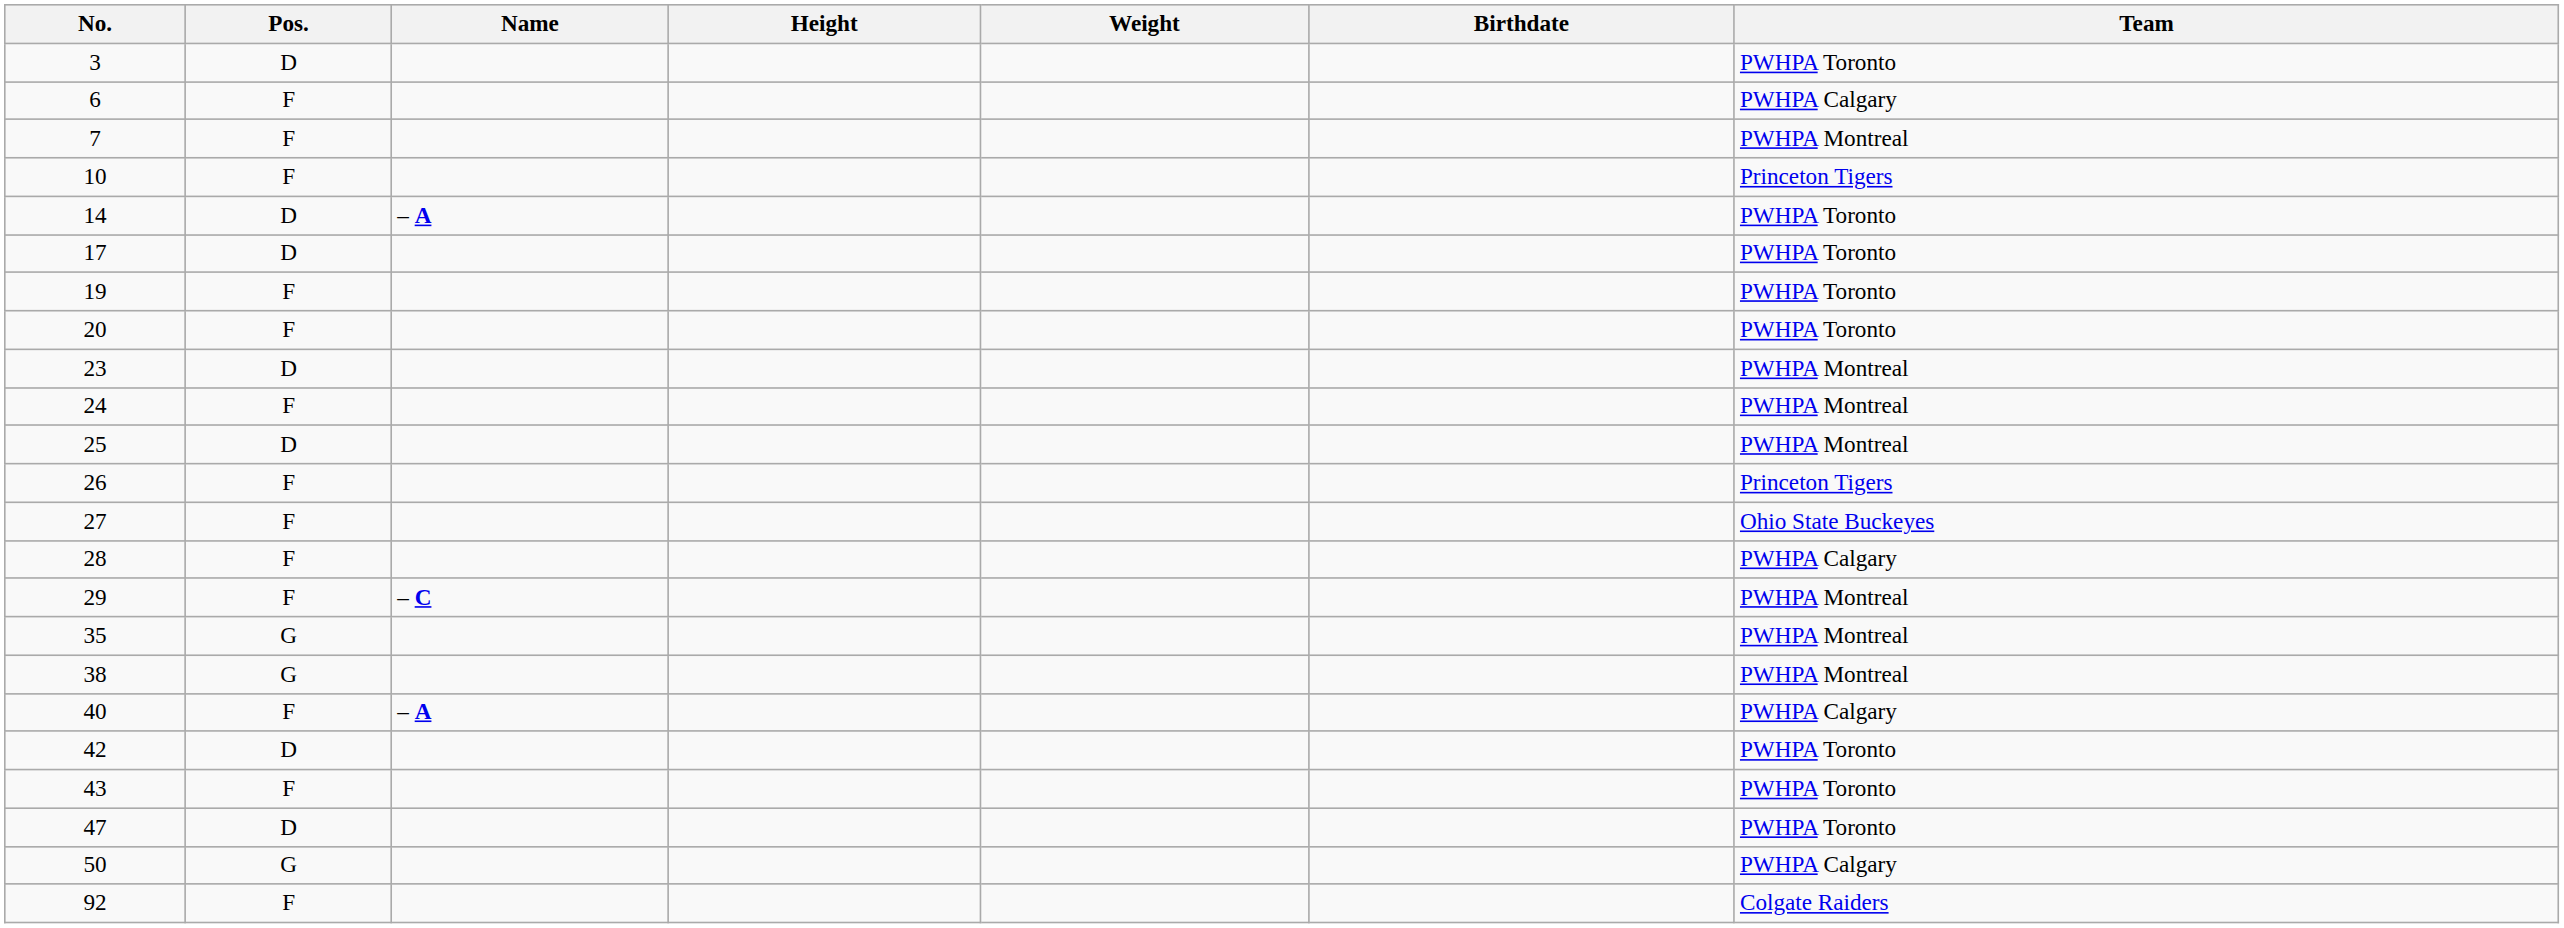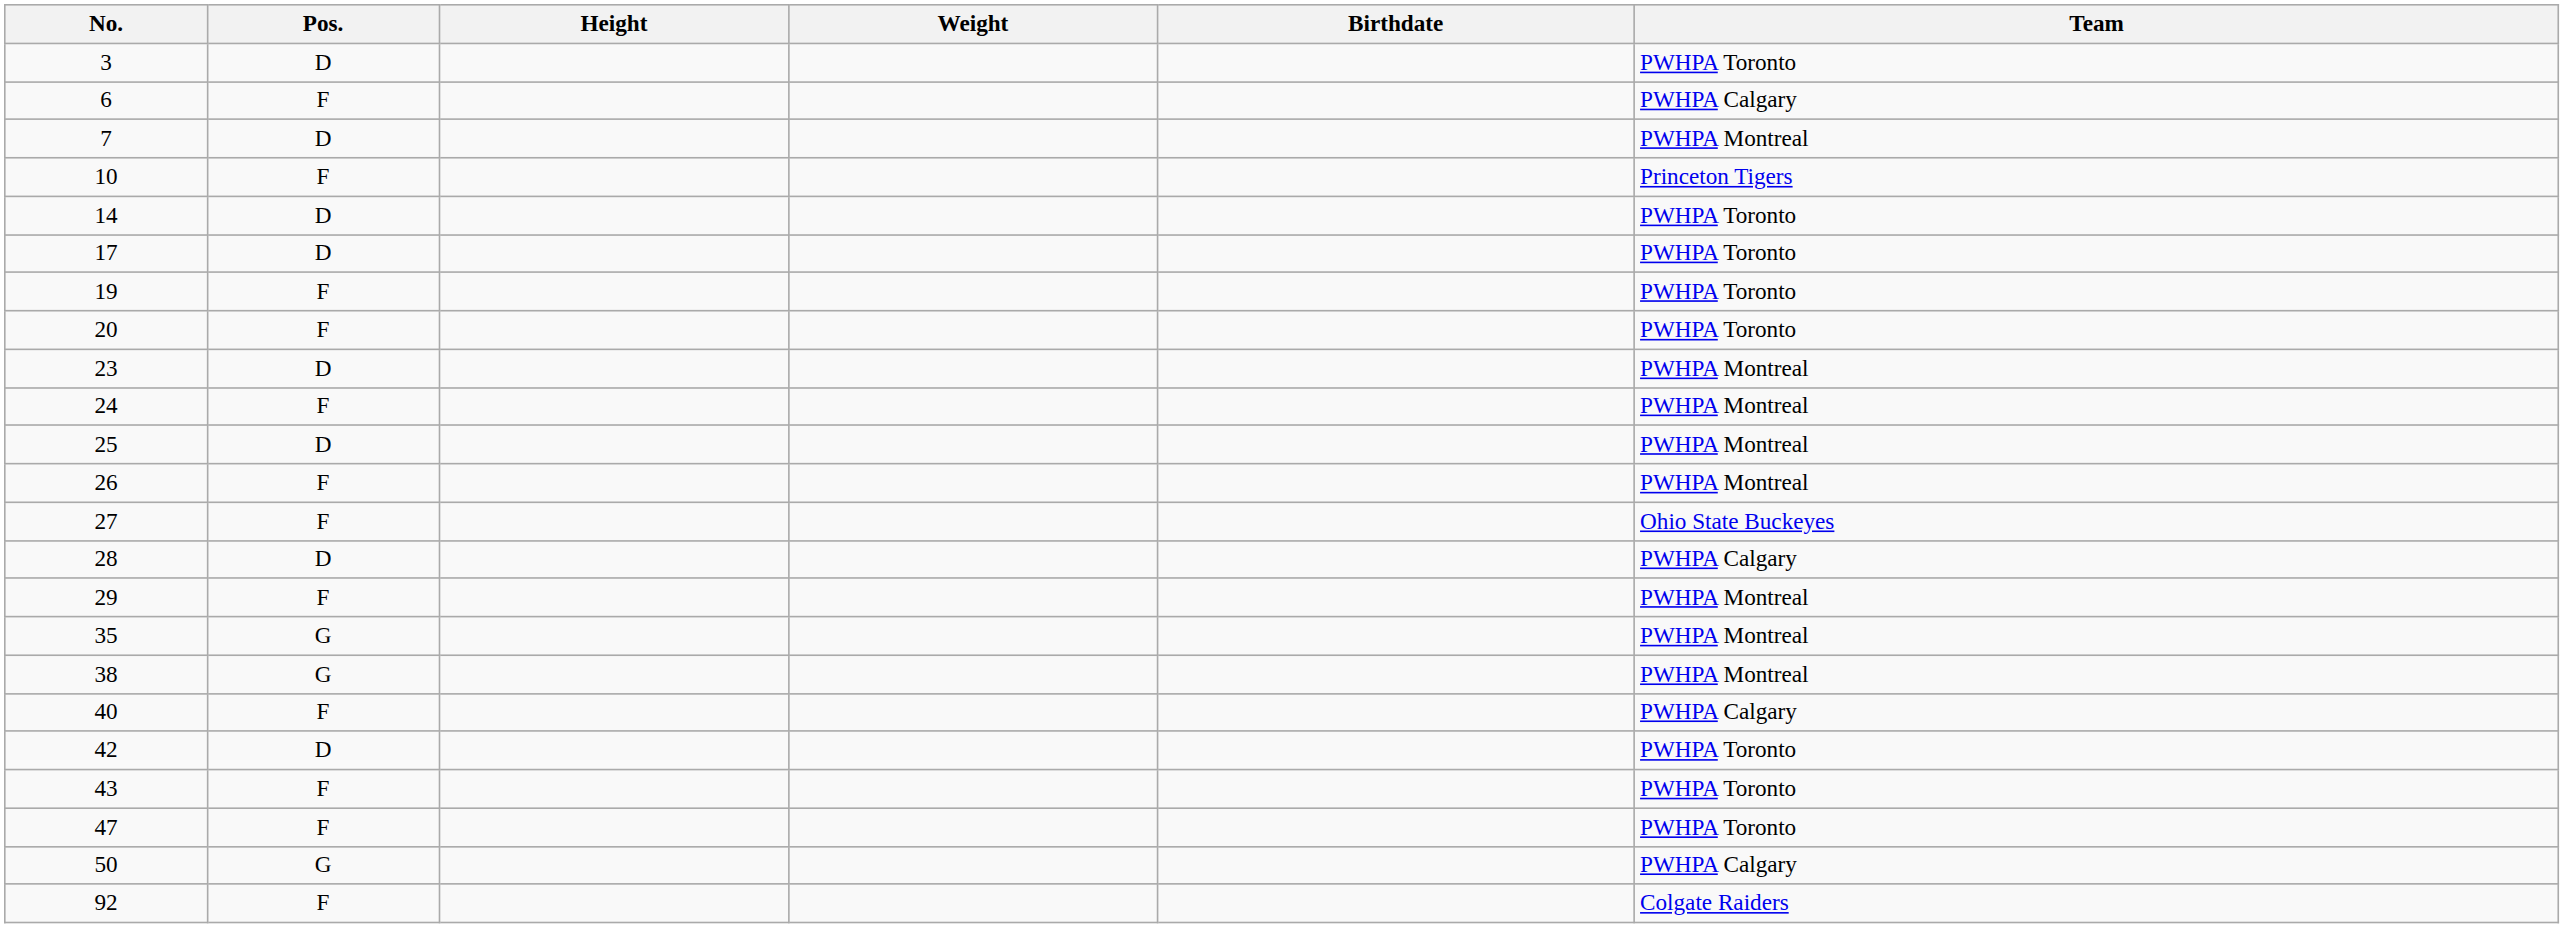- column: (530, 24)
(289, 138) F -> (323, 138) D
(1816, 482) Princeton Tigers -> (1724, 482) PWHPA Montreal
(289, 559) F -> (323, 559) D
(289, 826) D -> (323, 826) F
